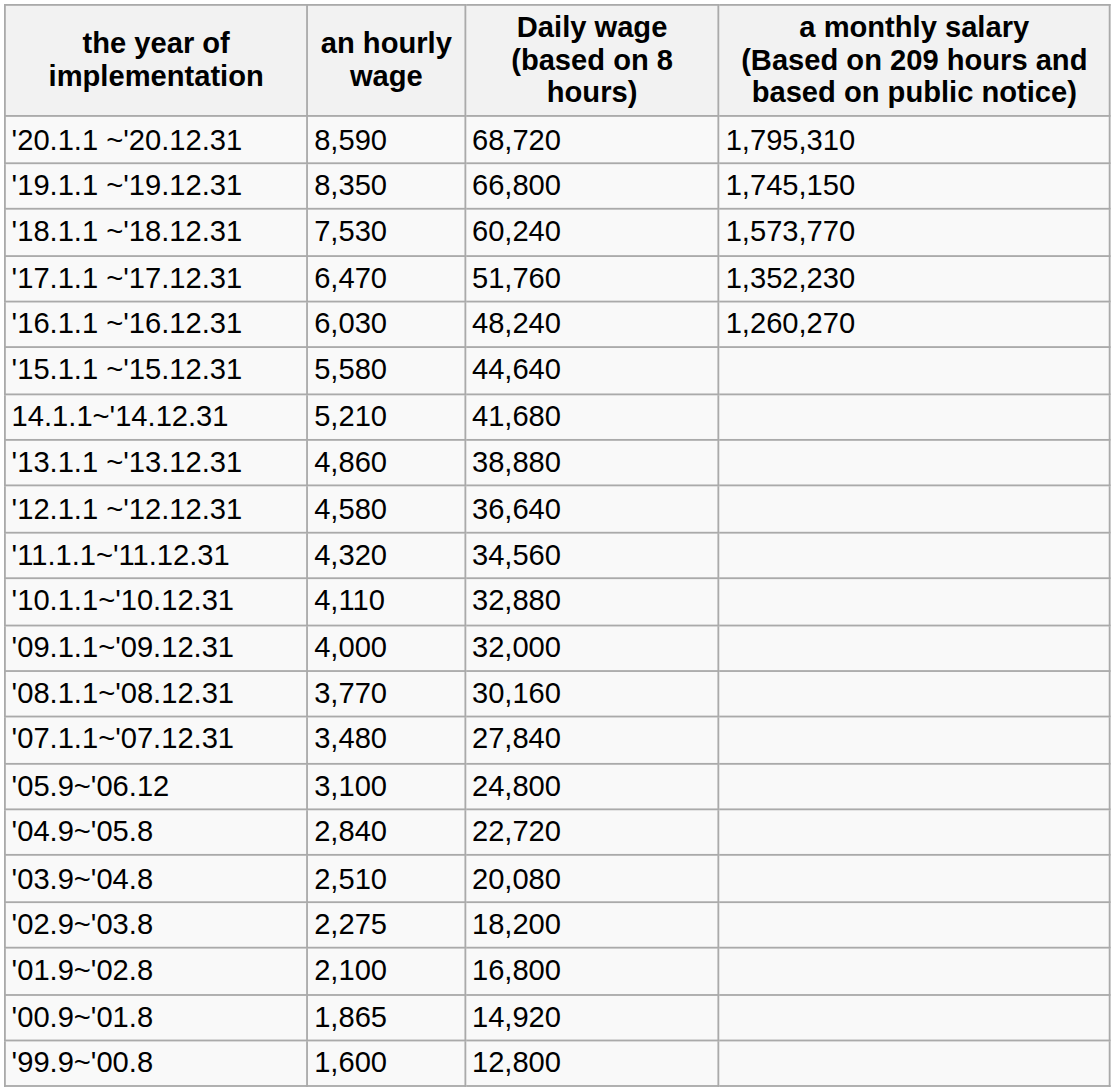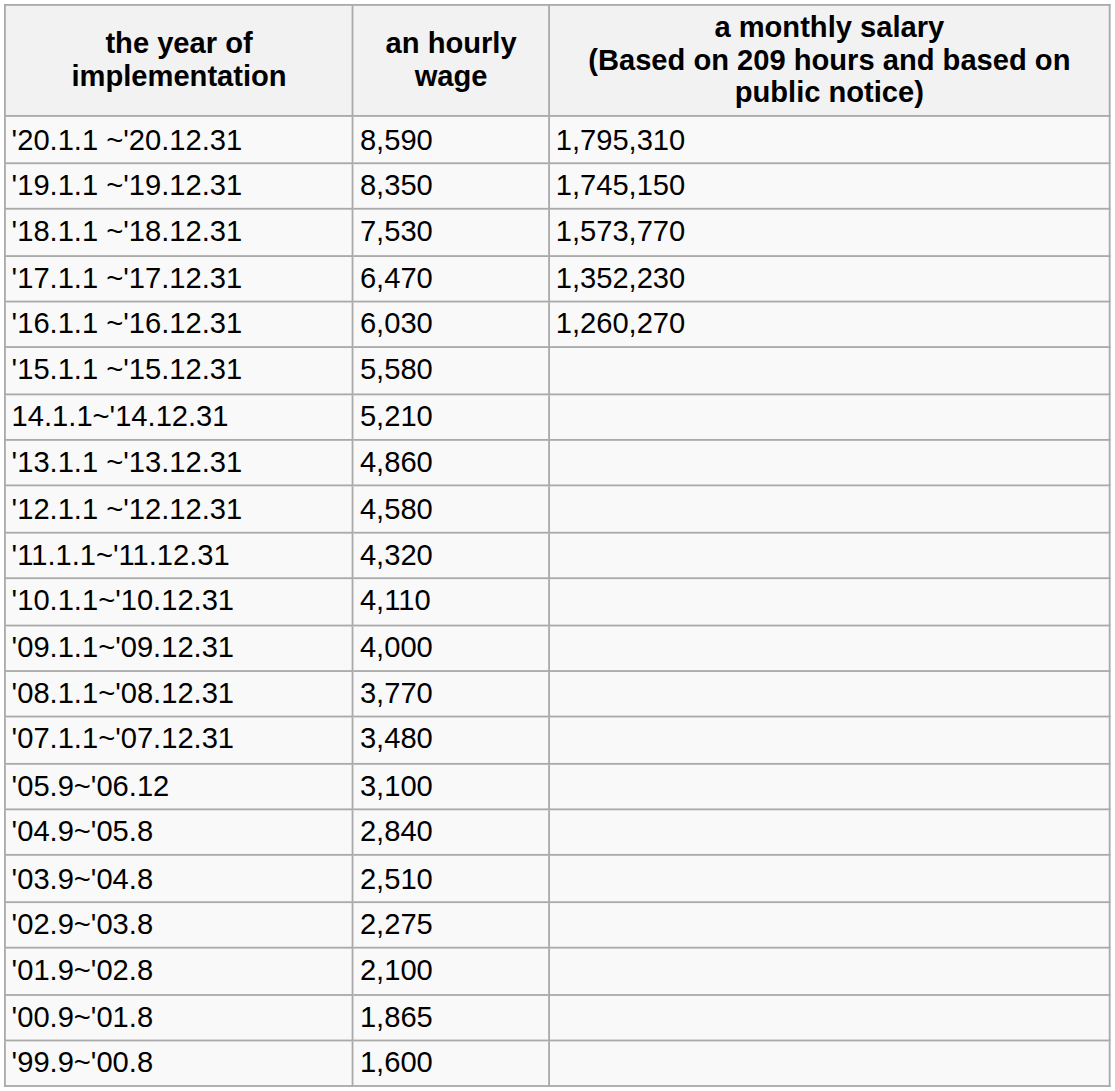- column: (592, 60)
